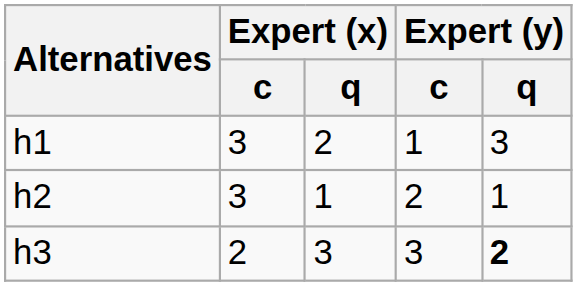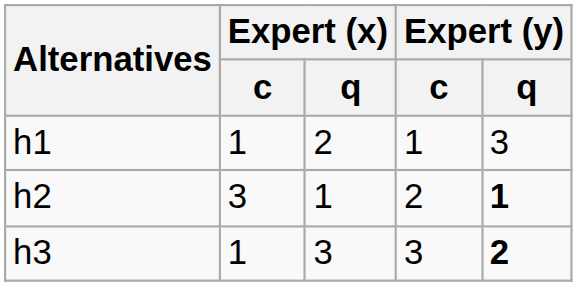(238, 142) 3 -> (238, 142) 1
(499, 197) normal -> (499, 197) bold
(238, 252) 2 -> (238, 252) 1
